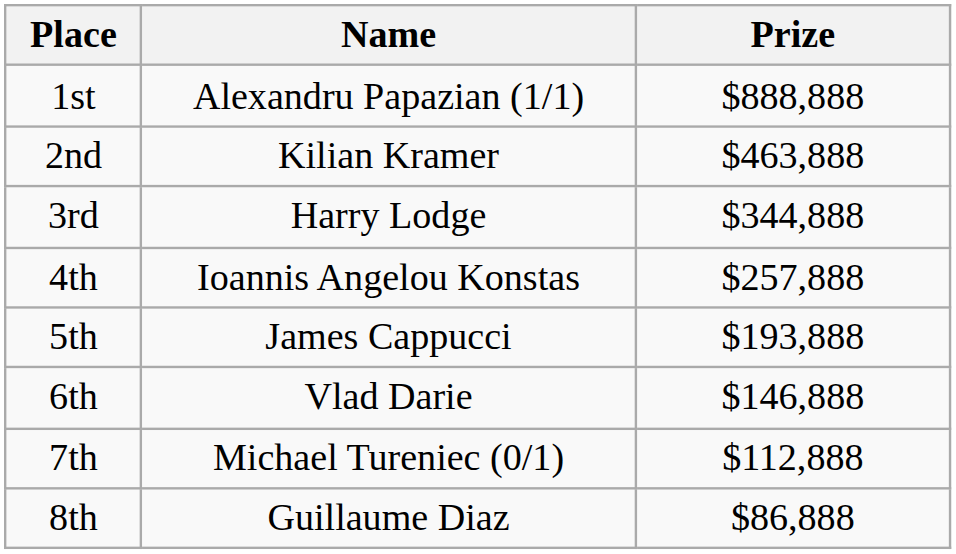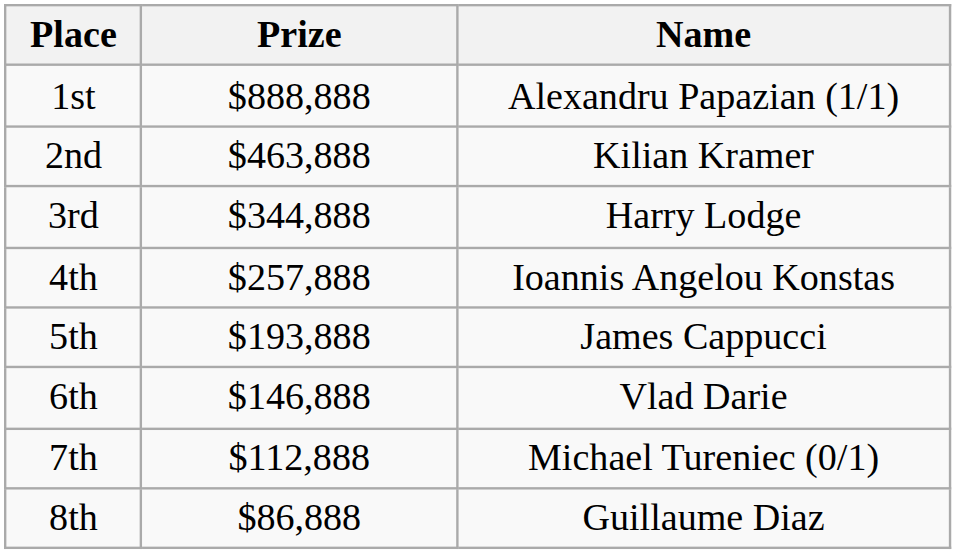columns swapped: (389, 34) <-> (793, 34)
